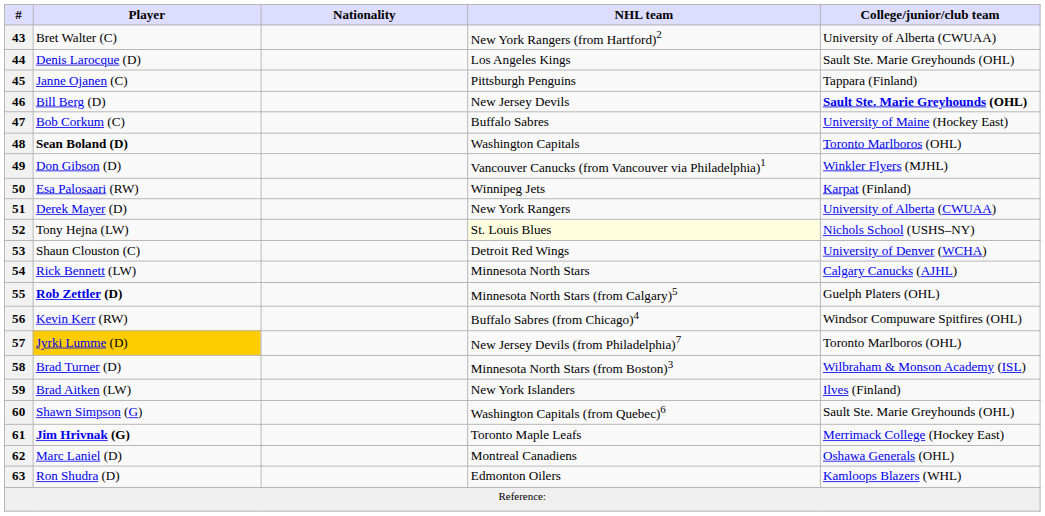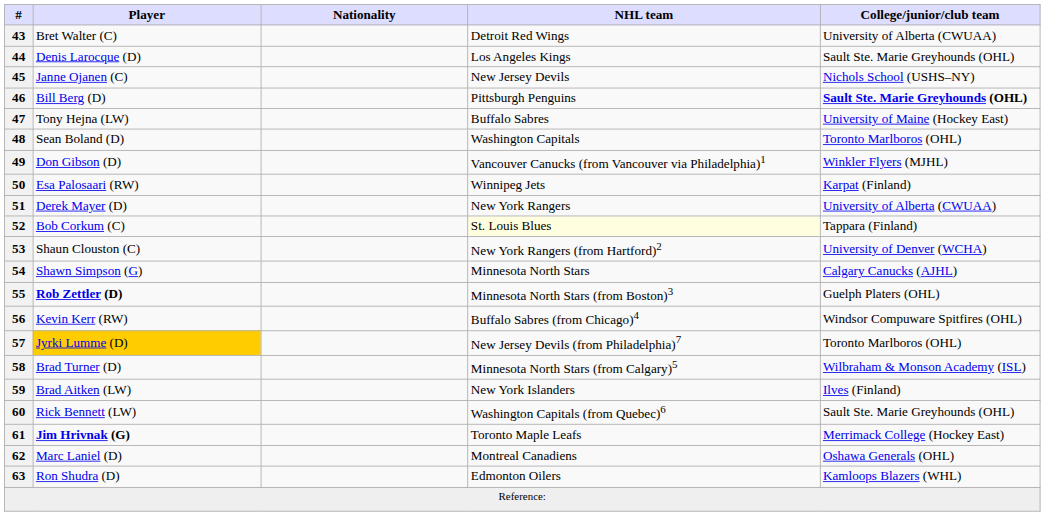(566, 37) New York Rangers (from Hartford)2 -> (520, 35) Detroit Red Wings
(523, 80) Pittsburgh Penguins -> (520, 77) New Jersey Devils
(870, 80) Tappara (Finland) -> (899, 77) Nichols School (USHS–NY)
(520, 101) New Jersey Devils -> (523, 98) Pittsburgh Penguins
(80, 122) Bob Corkum (C) -> (82, 118) Tony Hejna (LW)
(82, 143) bold -> (80, 139) normal
(82, 230) Tony Hejna (LW) -> (80, 226) Bob Corkum (C)
(899, 230) Nichols School (USHS–NY) -> (870, 226) Tappara (Finland)
(520, 250) Detroit Red Wings -> (566, 249) New York Rangers (from Hartford)2
(86, 271) Rick Bennett (LW) -> (89, 271) Shawn Simpson (G)
(574, 294) Minnesota North Stars (from Calgary)5 -> (572, 294) Minnesota North Stars (from Boston)3
(572, 367) Minnesota North Stars (from Boston)3 -> (574, 367) Minnesota North Stars (from Calgary)5
(89, 412) Shawn Simpson (G) -> (86, 412) Rick Bennett (LW)
